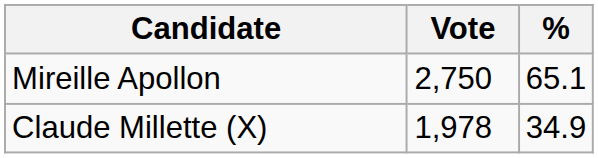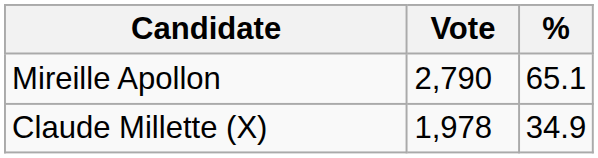(453, 78) 2,750 -> (453, 78) 2,790
